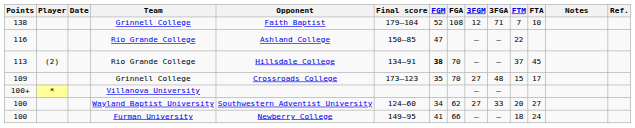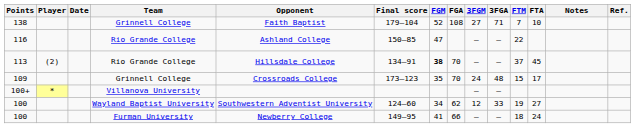(476, 23) 12 -> (476, 23) 27
(476, 79) 27 -> (476, 79) 24
(476, 104) 27 -> (476, 104) 12
(519, 104) 20 -> (519, 104) 19
